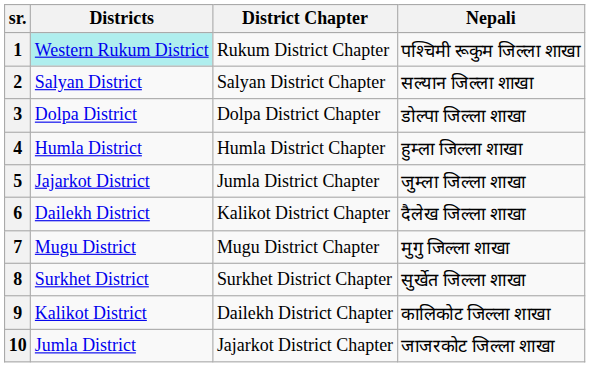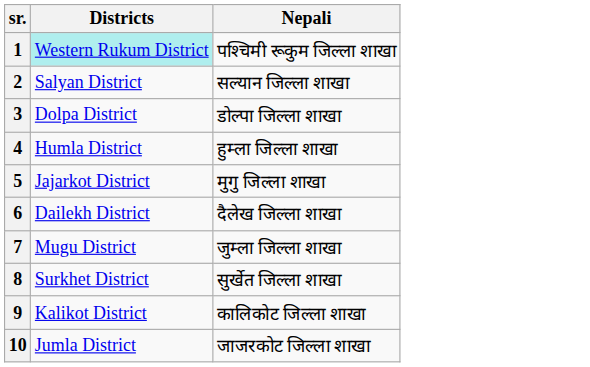- column: (305, 18)
(463, 182) जुम्ला जिल्ला शाखा -> (271, 182) मुगु जिल्ला शाखा
(456, 247) मुगु जिल्ला शाखा -> (279, 247) जुम्ला जिल्ला शाखा
